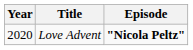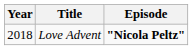(20, 34) 2020 -> (20, 34) 2018
